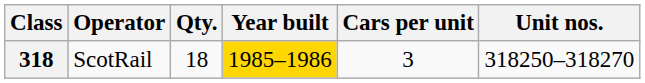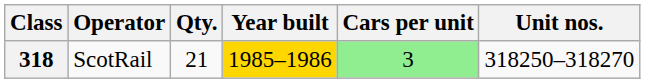(197, 59) 18 -> (197, 59) 21
(408, 59) no background -> (408, 59) lightgreen background
